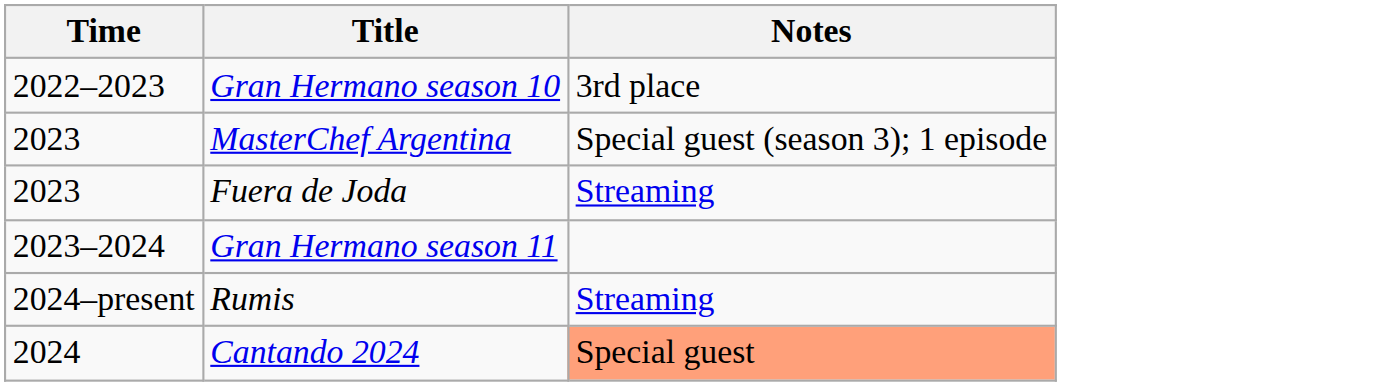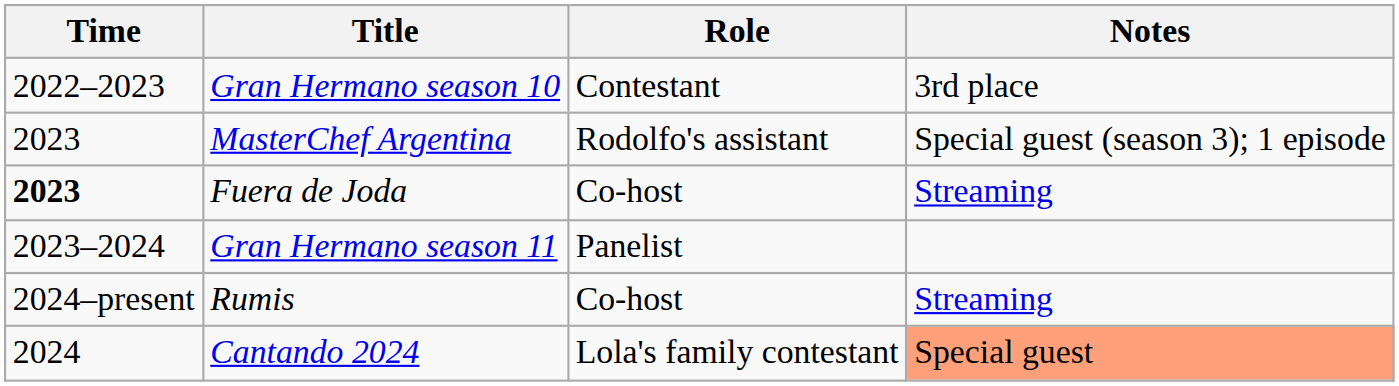+ column: (737, 31)
(47, 191) normal -> (47, 191) bold
